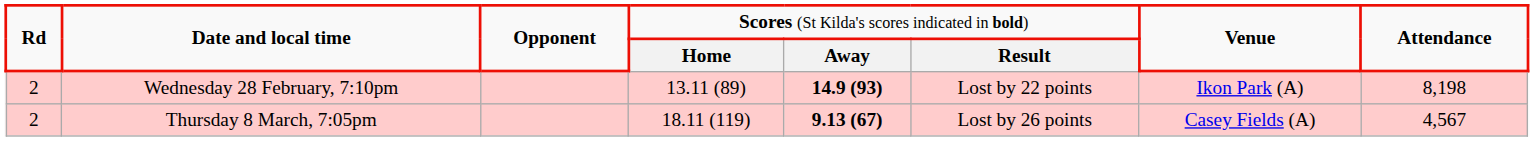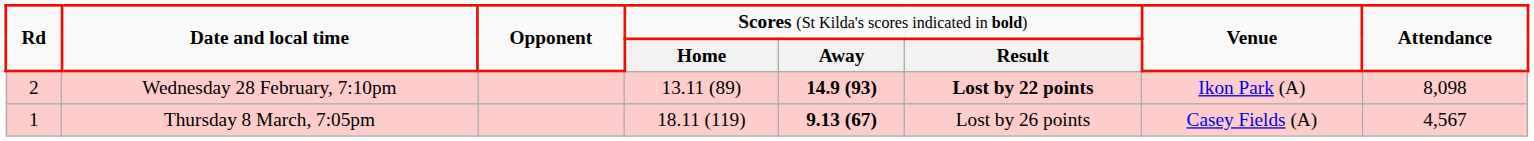(1025, 87) normal -> (1023, 87) bold
(1444, 87) 8,198 -> (1445, 87) 8,098
(34, 119) 2 -> (34, 119) 1
